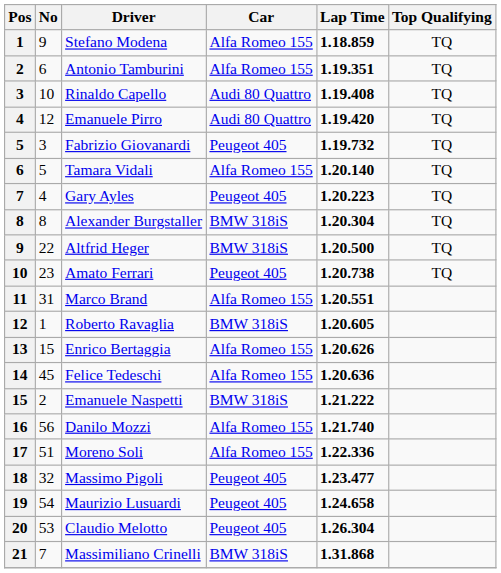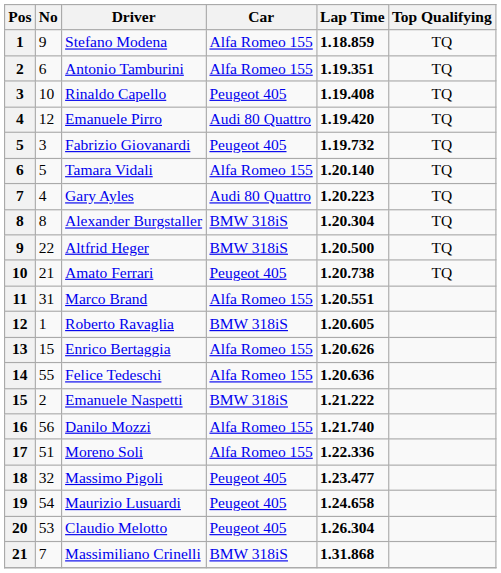(260, 93) Audi 80 Quattro -> (248, 93) Peugeot 405
(248, 195) Peugeot 405 -> (260, 195) Audi 80 Quattro
(47, 272) 23 -> (47, 272) 21
(47, 374) 45 -> (47, 374) 55
